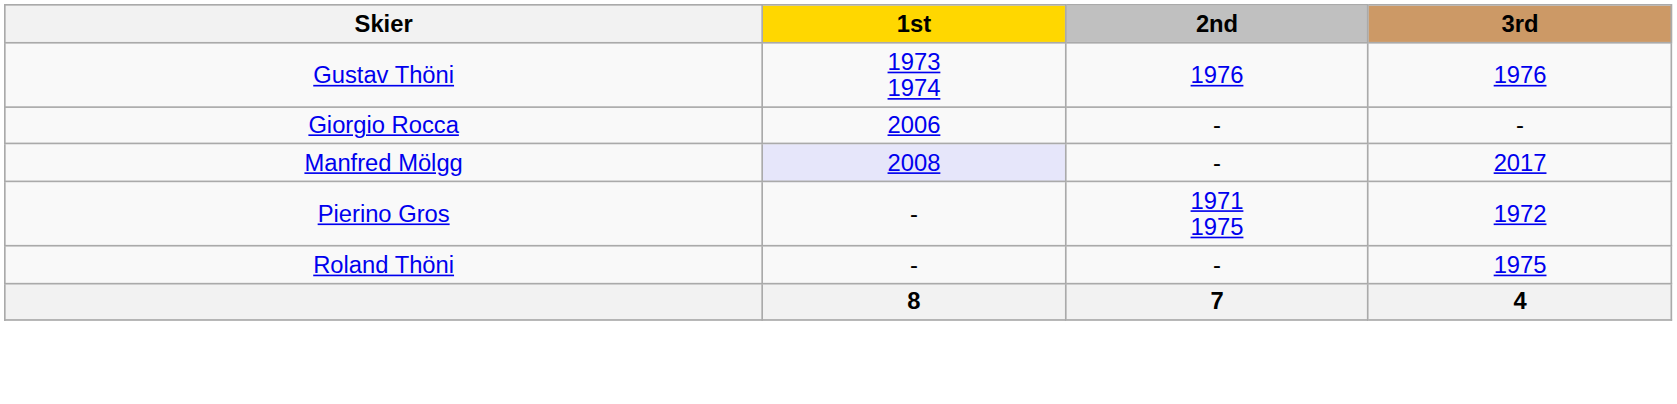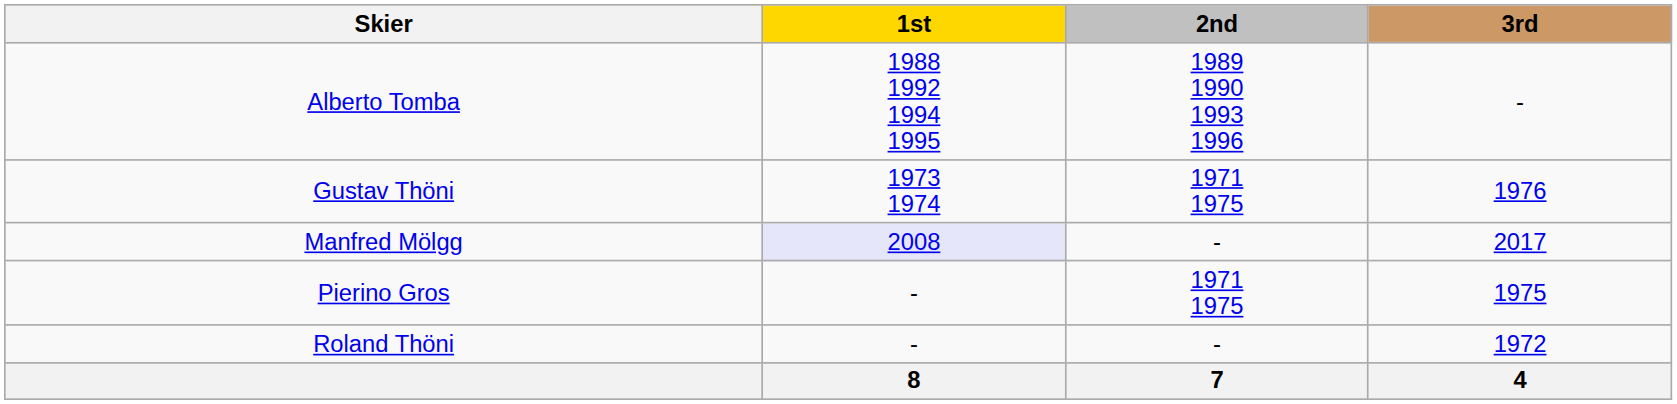+ row: (384, 101)
(1217, 75) 1976 -> (1217, 191) 1971 1975
- row: (384, 125)
(1520, 214) 1972 -> (1520, 293) 1975
(1520, 264) 1975 -> (1520, 344) 1972
